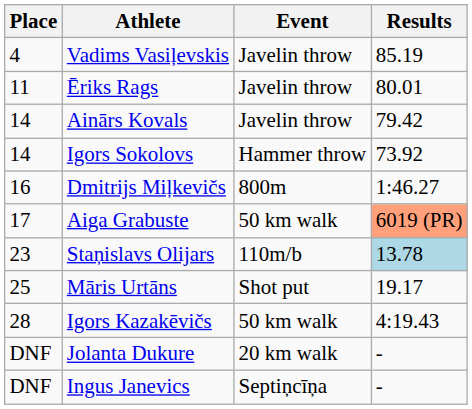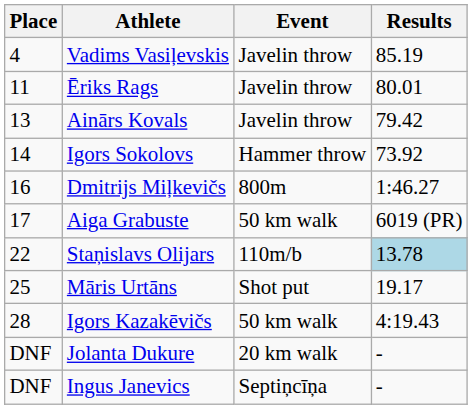(20, 120) 14 -> (20, 120) 13
(419, 220) lightsalmon background -> (419, 220) no background
(20, 253) 23 -> (20, 253) 22
